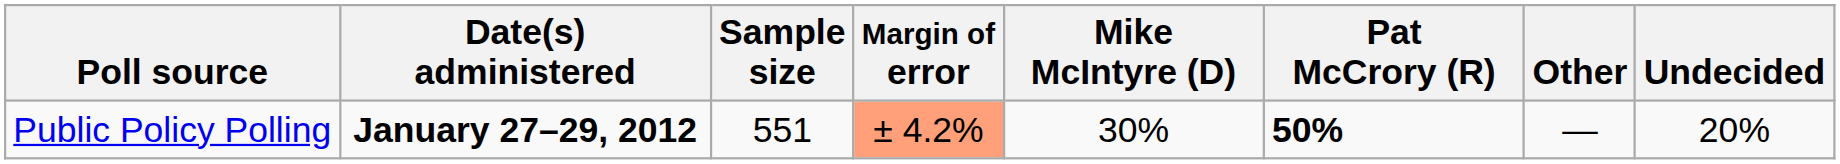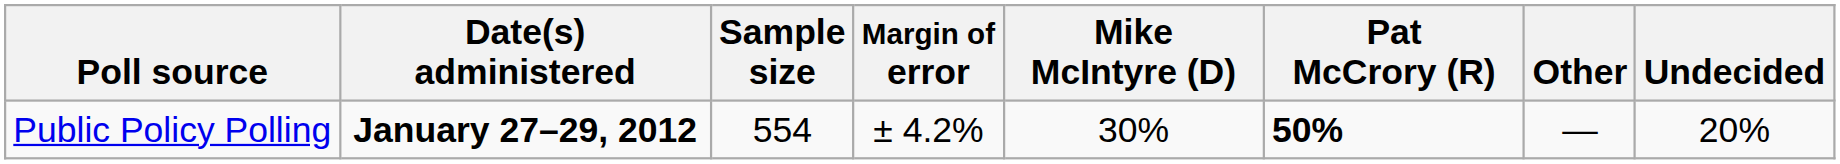(782, 128) 551 -> (782, 128) 554
(928, 128) lightsalmon background -> (928, 128) no background
